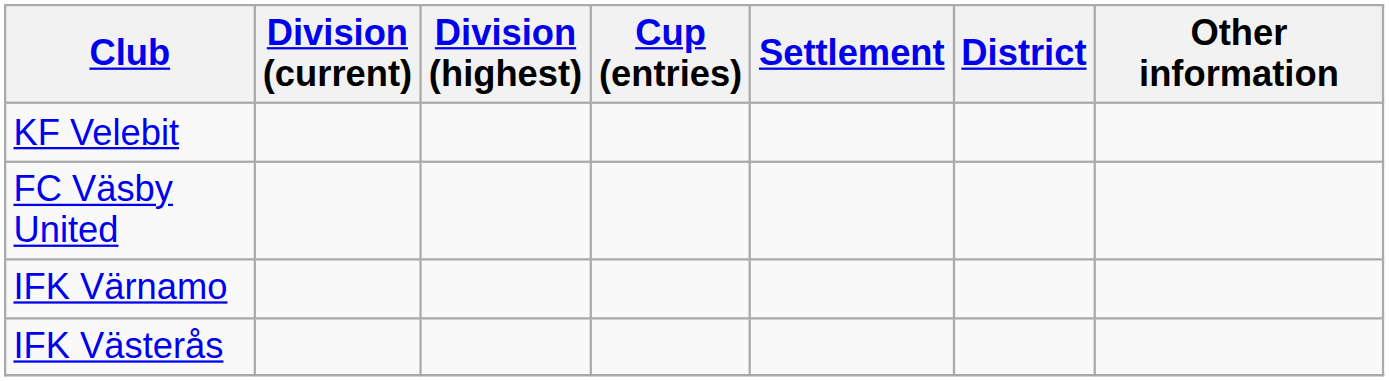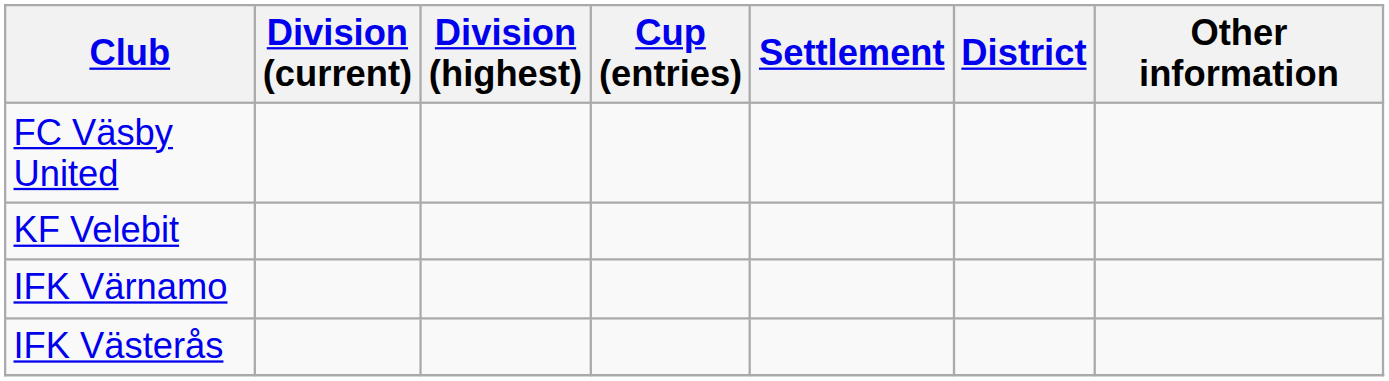rows swapped: (93, 209) <-> (96, 131)
